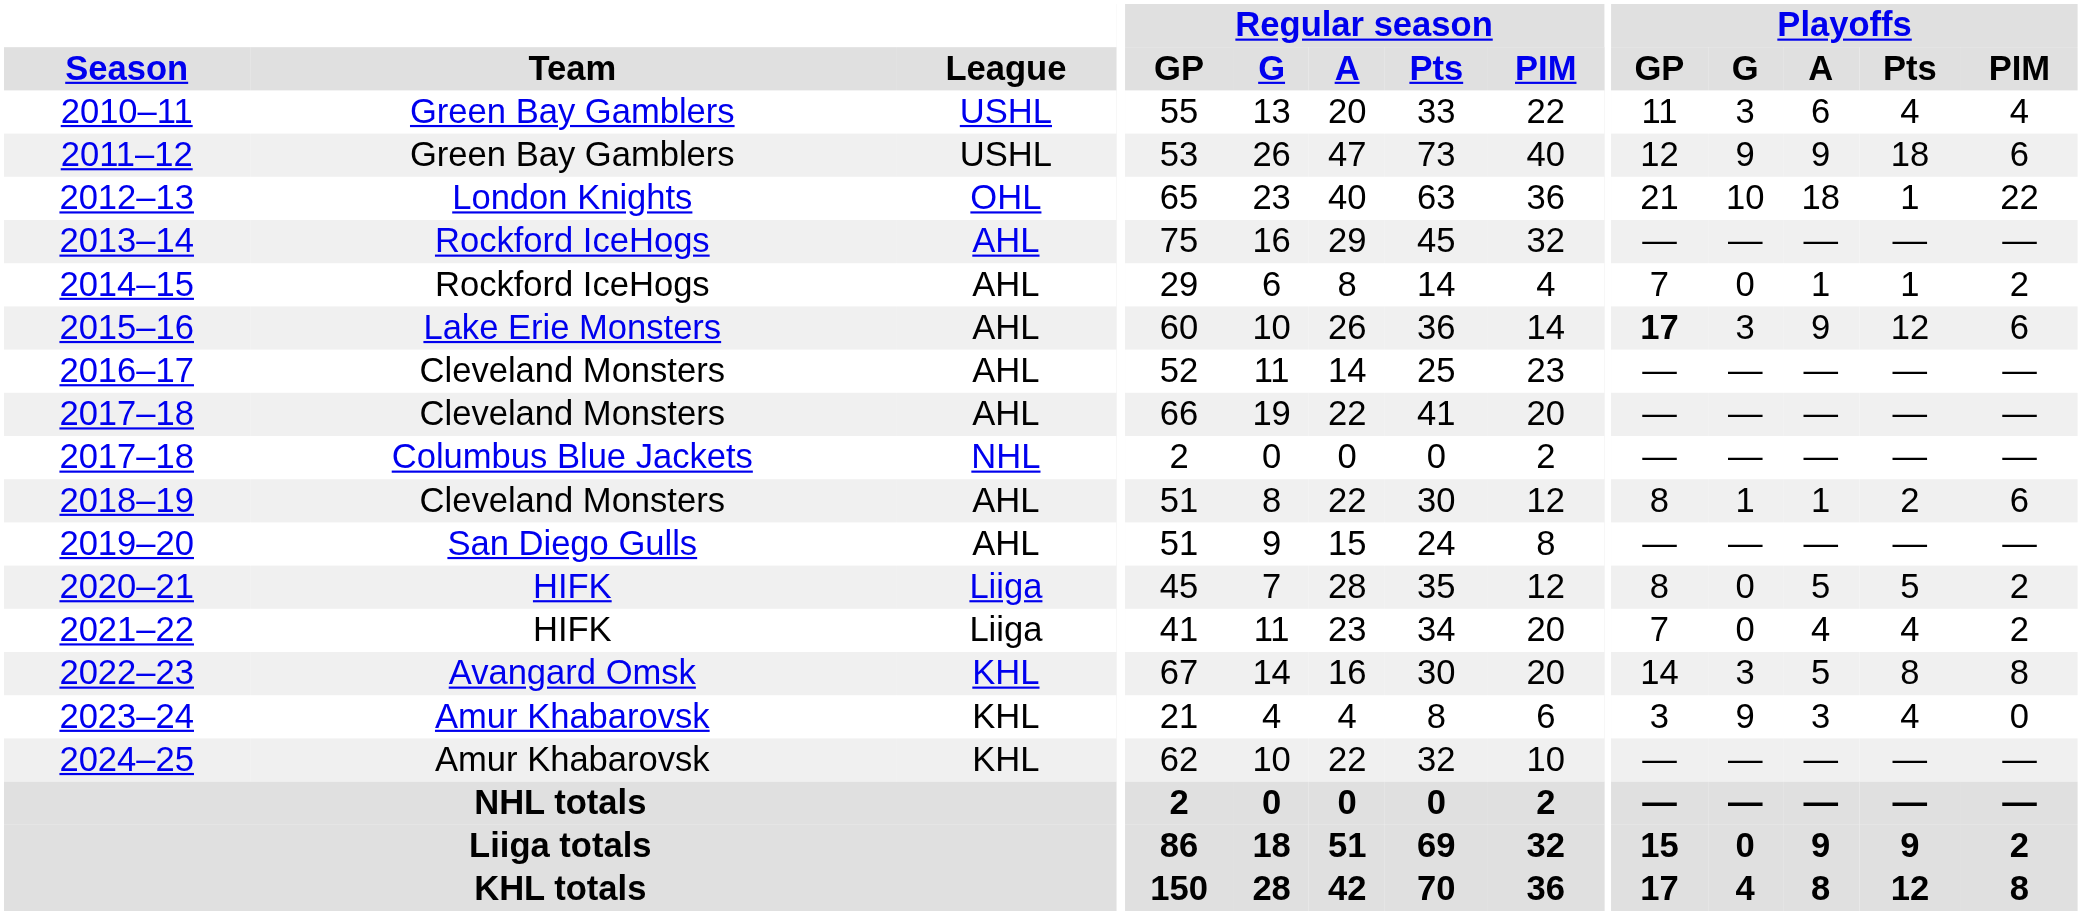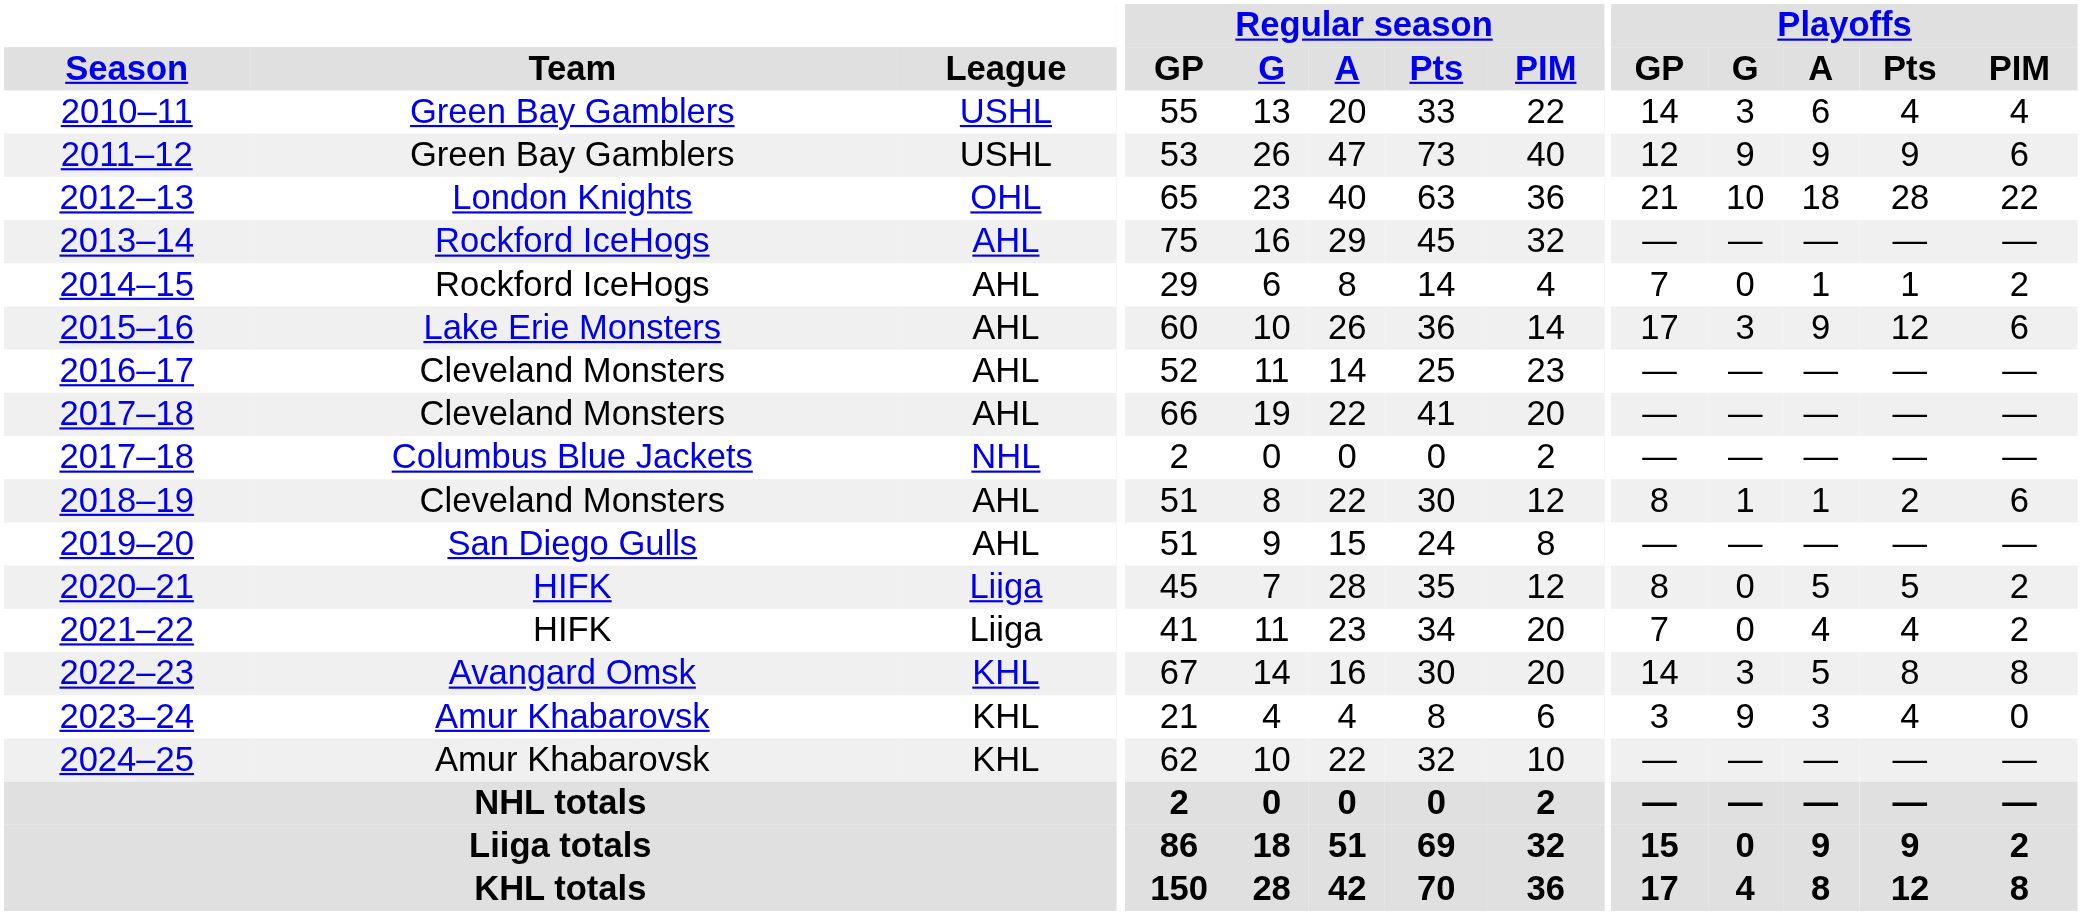(1659, 111) 11 -> (1659, 111) 14
(1910, 154) 18 -> (1910, 154) 9
(1910, 197) 1 -> (1910, 197) 28
(1659, 327) bold -> (1659, 327) normal
